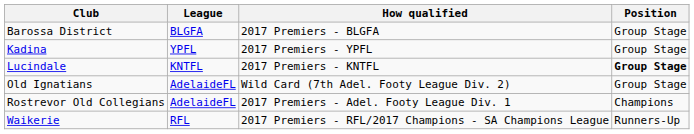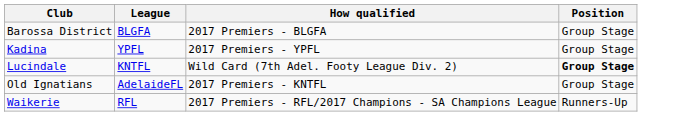(310, 67) 2017 Premiers - KNTFL -> (323, 67) Wild Card (7th Adel. Footy League Div. 2)
(376, 85) Wild Card (7th Adel. Footy League Div. 2) -> (257, 85) 2017 Premiers - KNTFL
- row: (86, 102)
